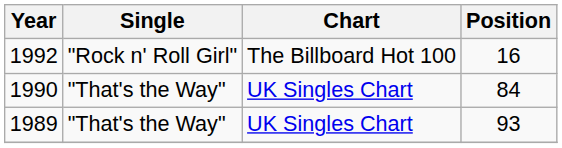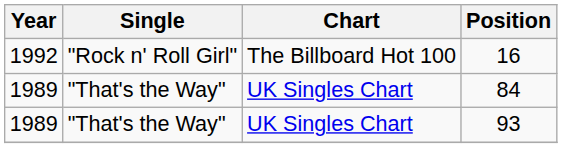(34, 90) 1990 -> (34, 90) 1989
